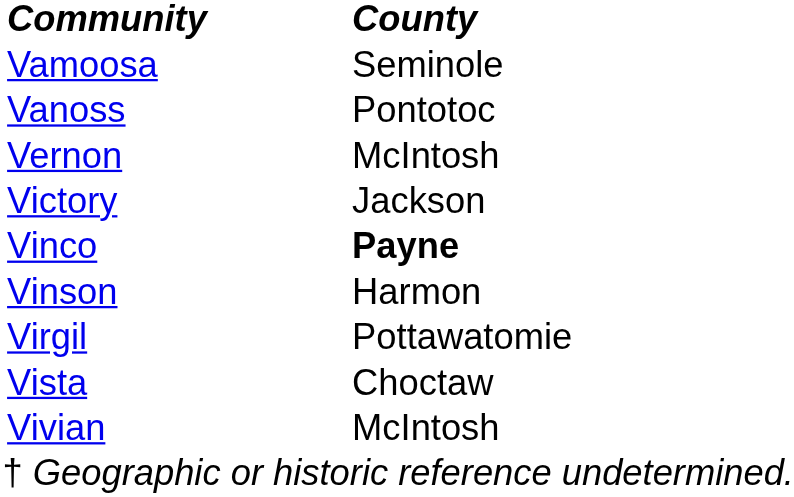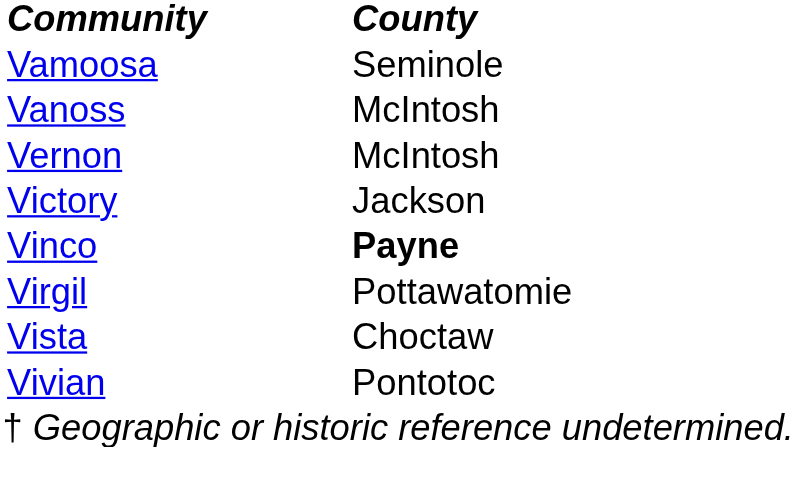(424, 110) Pontotoc -> (426, 110) McIntosh
- row: (62, 291)
(426, 427) McIntosh -> (424, 382) Pontotoc
